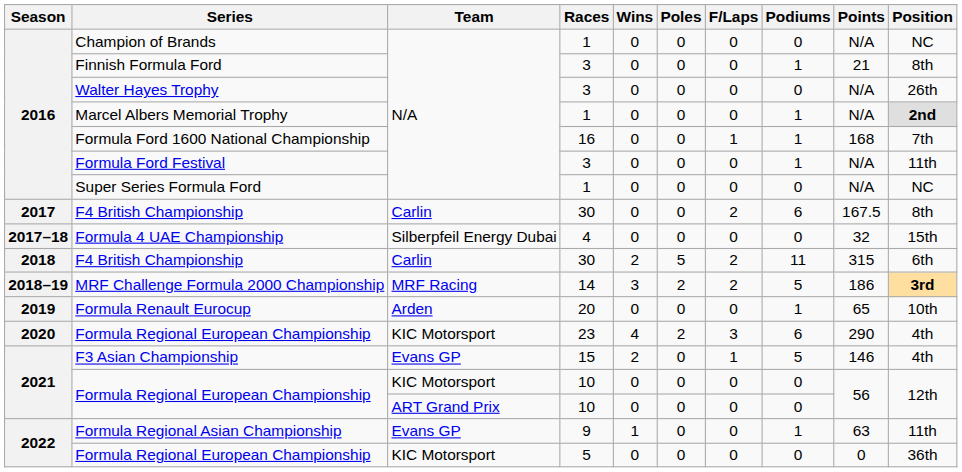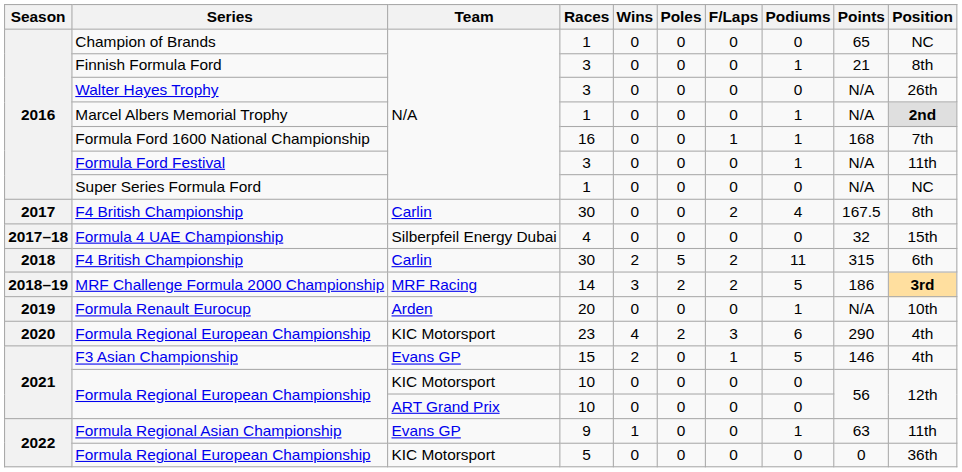(861, 41) N/A -> (861, 41) 65
(798, 212) 6 -> (798, 212) 4
(861, 309) 65 -> (861, 309) N/A
